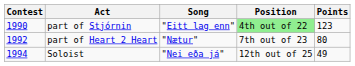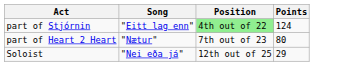- column: (25, 11)
(325, 26) 123 -> (284, 26) 124
(322, 54) 49 -> (281, 54) 29
